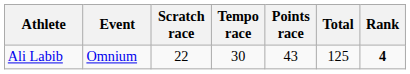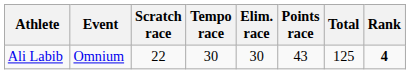+ column: (257, 25)
